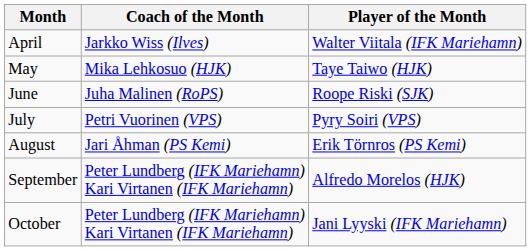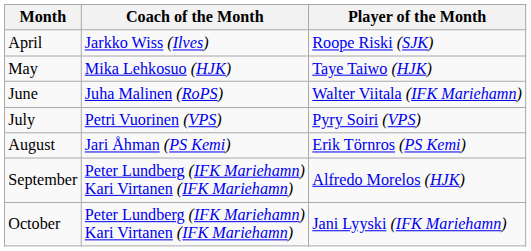(417, 42) Walter Viitala (IFK Mariehamn) -> (373, 42) Roope Riski (SJK)
(373, 94) Roope Riski (SJK) -> (417, 94) Walter Viitala (IFK Mariehamn)
